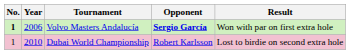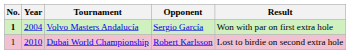(33, 27) 2006 -> (33, 27) 2004
(180, 27) bold -> (178, 27) normal
